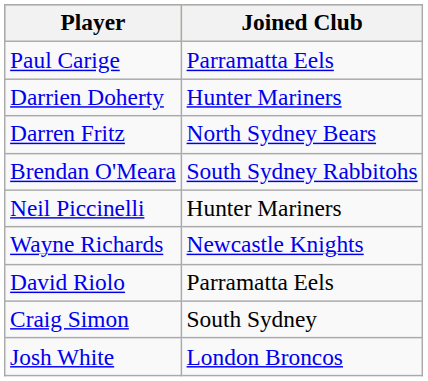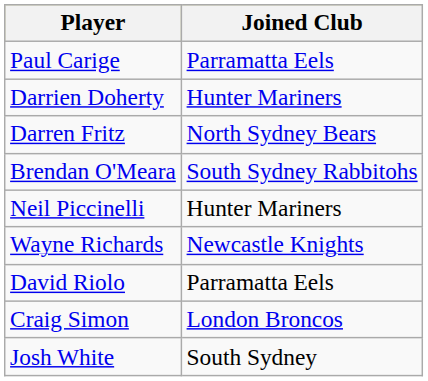(252, 319) South Sydney -> (265, 319) London Broncos
(265, 356) London Broncos -> (252, 356) South Sydney
